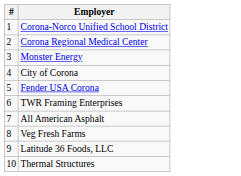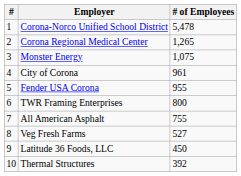+ column: (203, 12)
